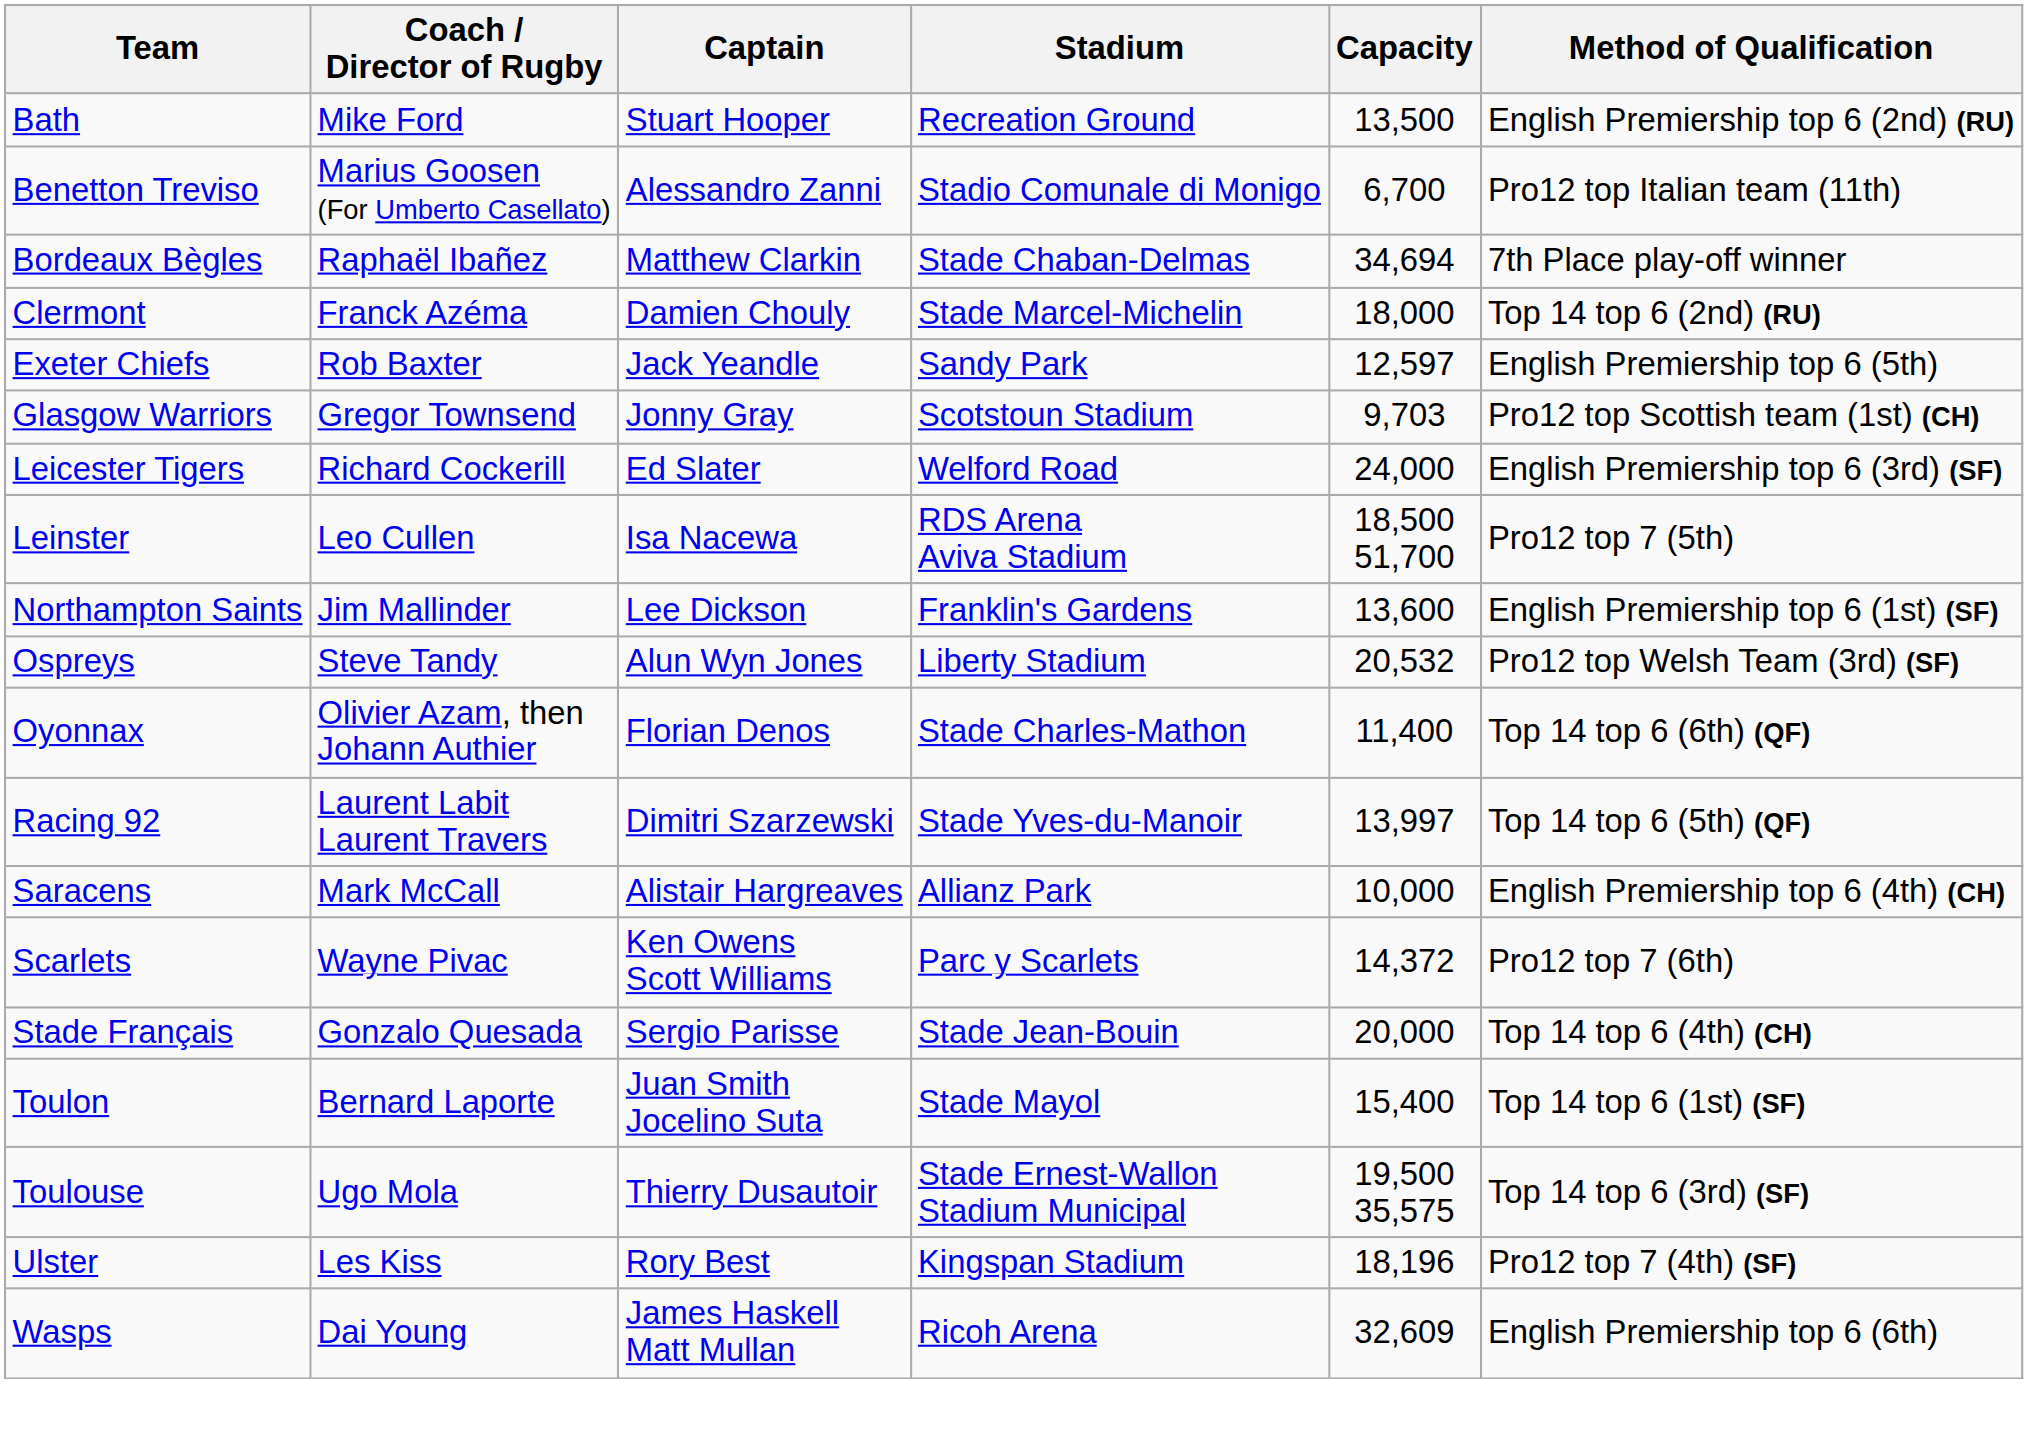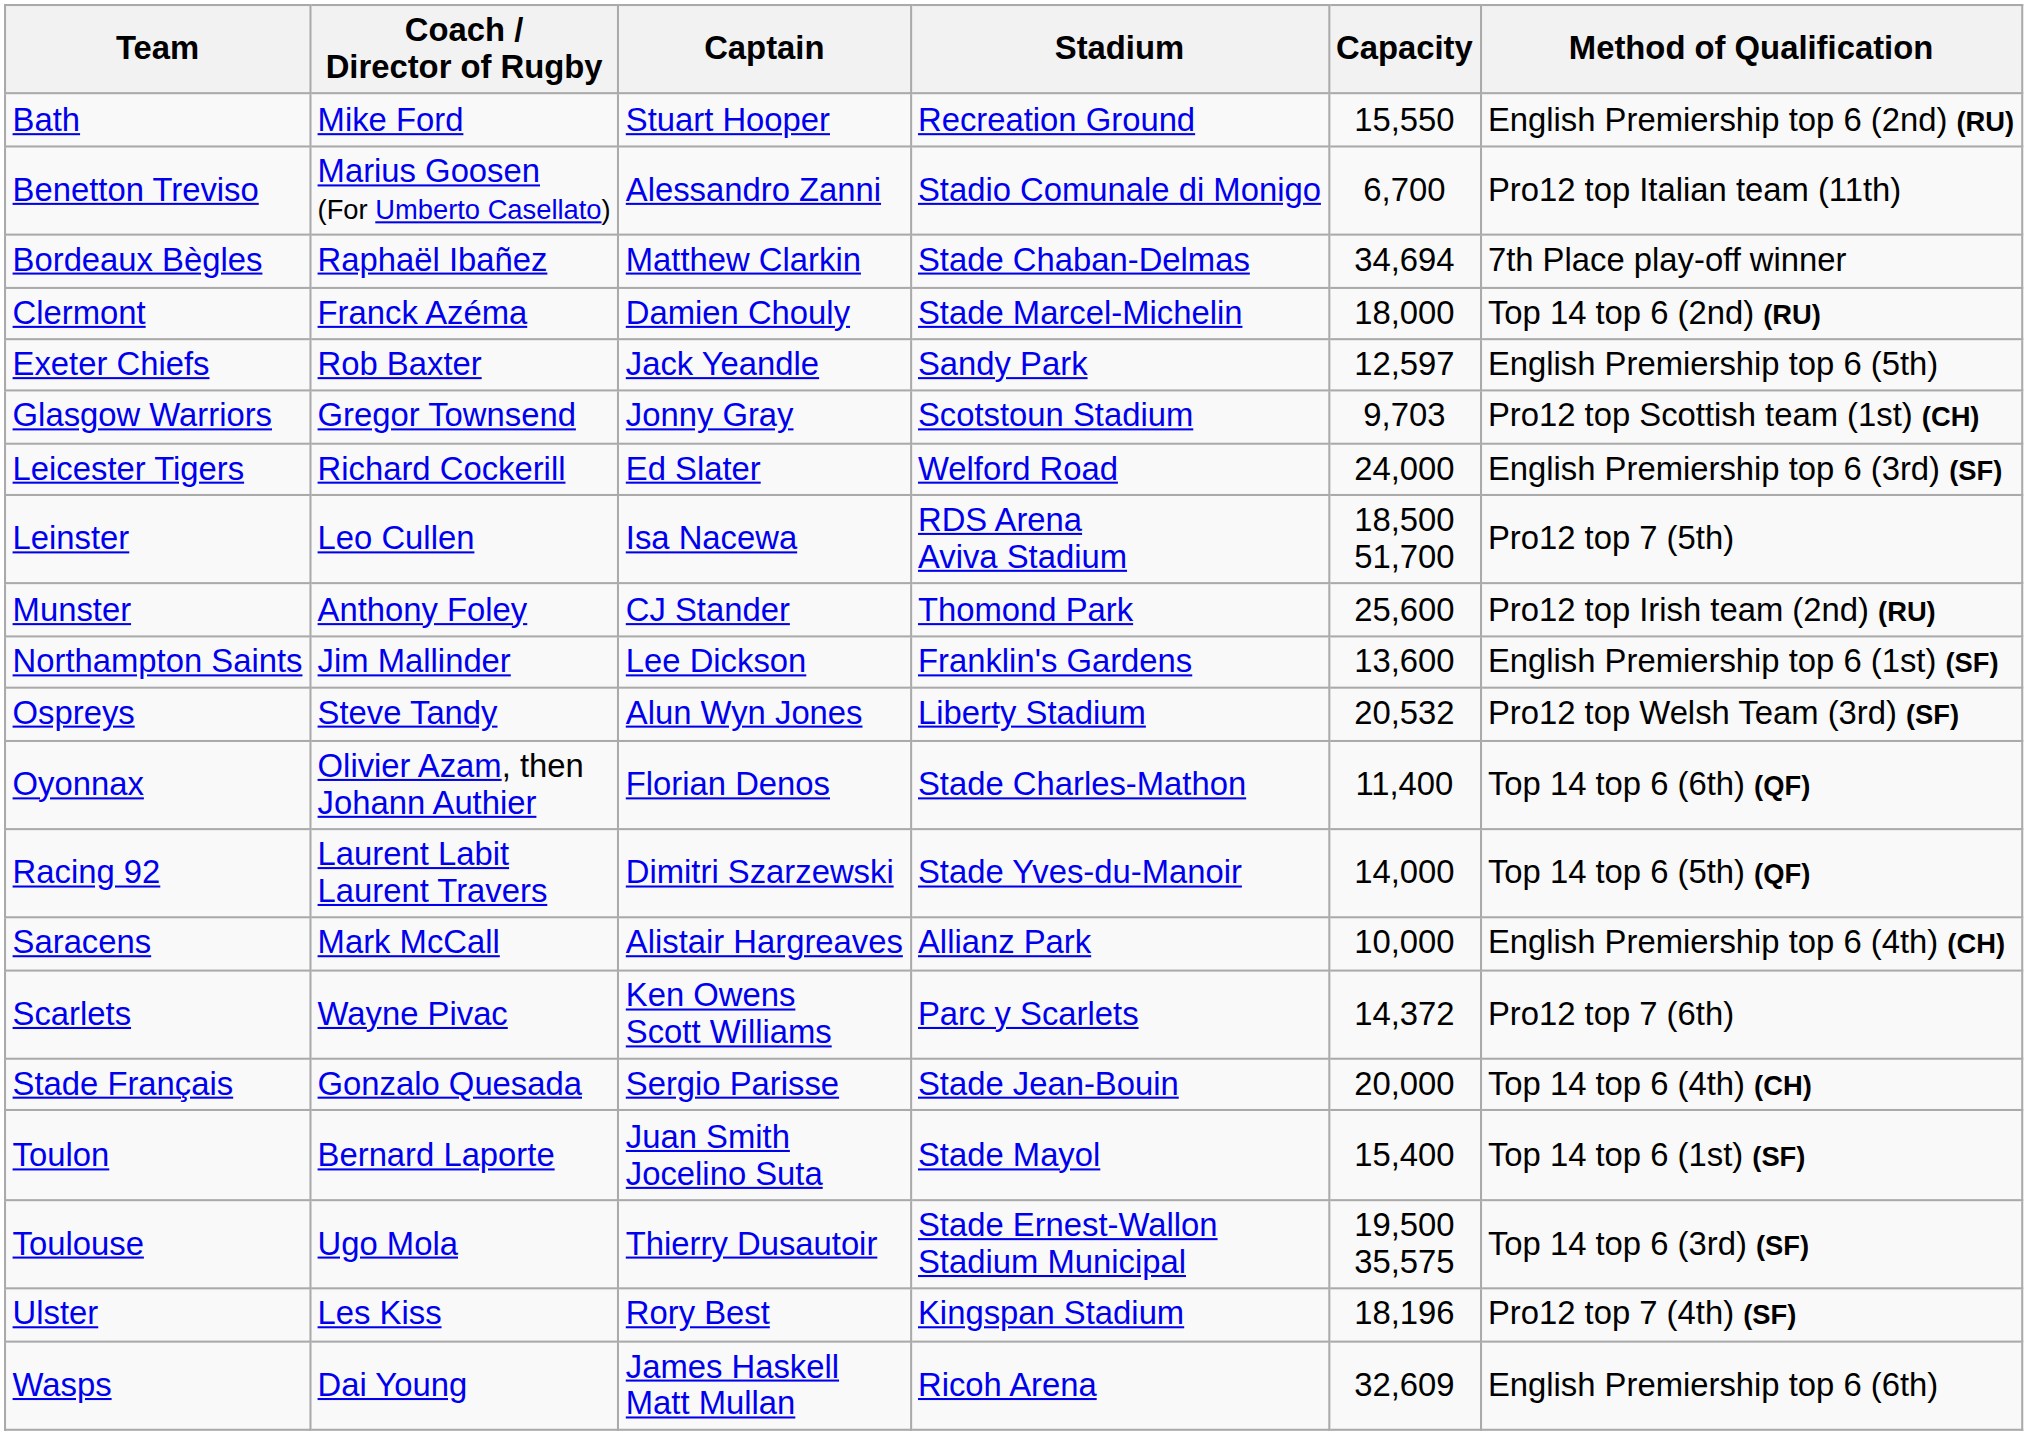(1404, 119) 13,500 -> (1404, 119) 15,550
+ row: (72, 609)
(1404, 820) 13,997 -> (1404, 872) 14,000
